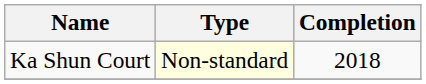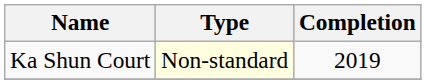(357, 60) 2018 -> (357, 60) 2019
